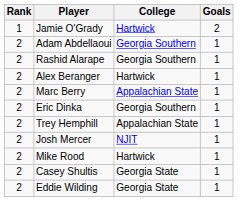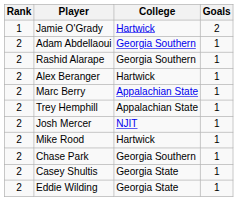- row: (59, 108)
+ row: (62, 156)
